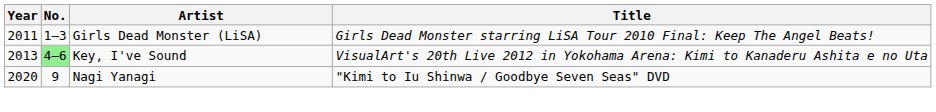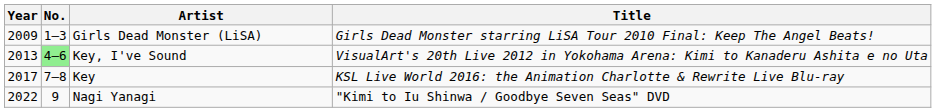(23, 35) 2011 -> (23, 35) 2009
+ row: (84, 76)
(23, 76) 2020 -> (23, 97) 2022
